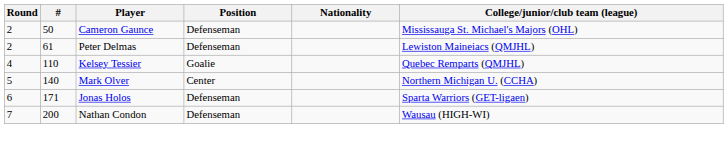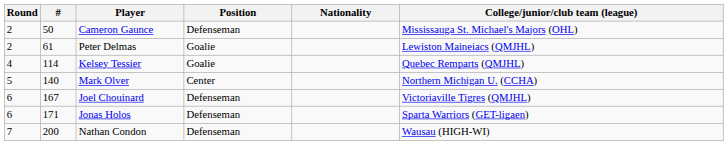(213, 47) Defenseman -> (201, 47) Goalie
(51, 64) 110 -> (51, 64) 114
+ row: (111, 98)
